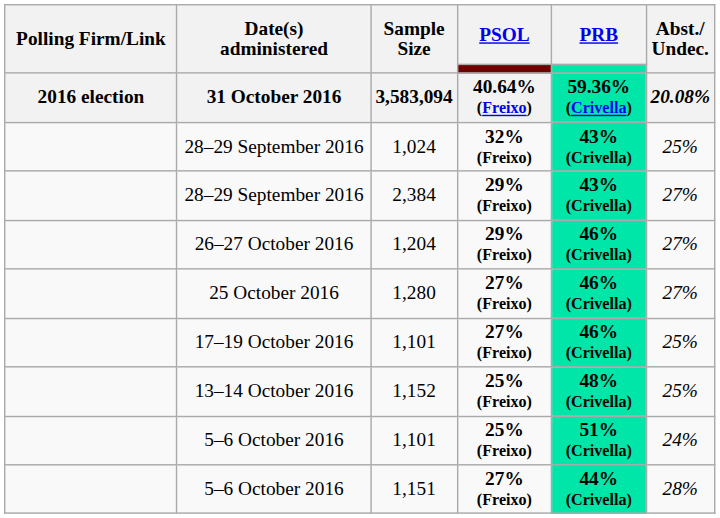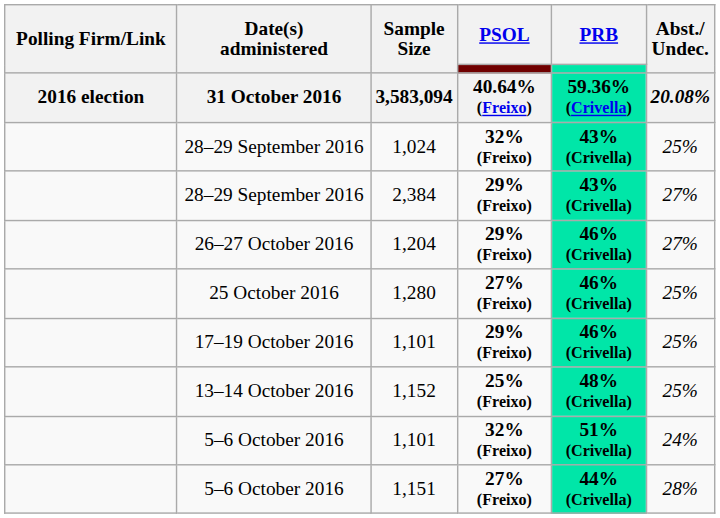(680, 292) 27% -> (680, 292) 25%
(504, 341) 27% (Freixo) -> (504, 341) 29% (Freixo)
(504, 439) 25% (Freixo) -> (504, 439) 32% (Freixo)
